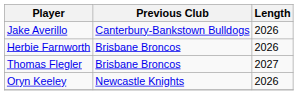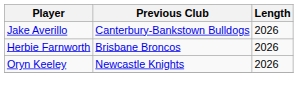- row: (44, 64)
